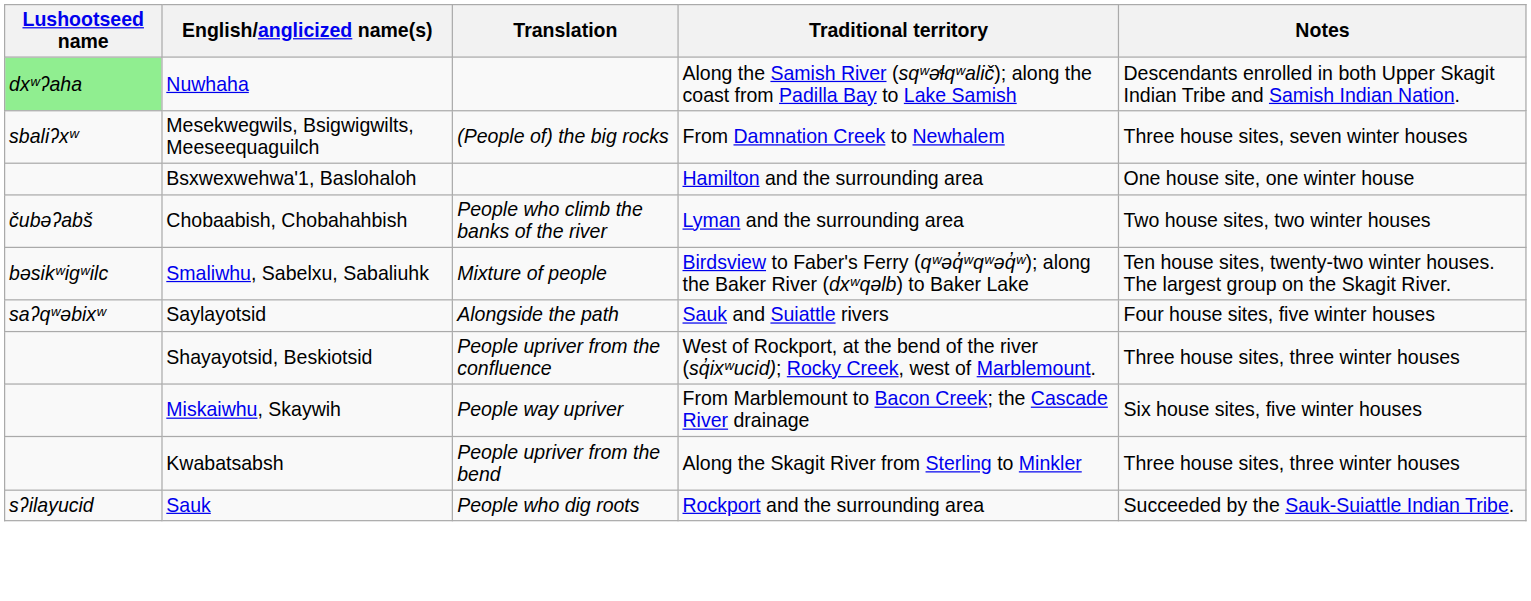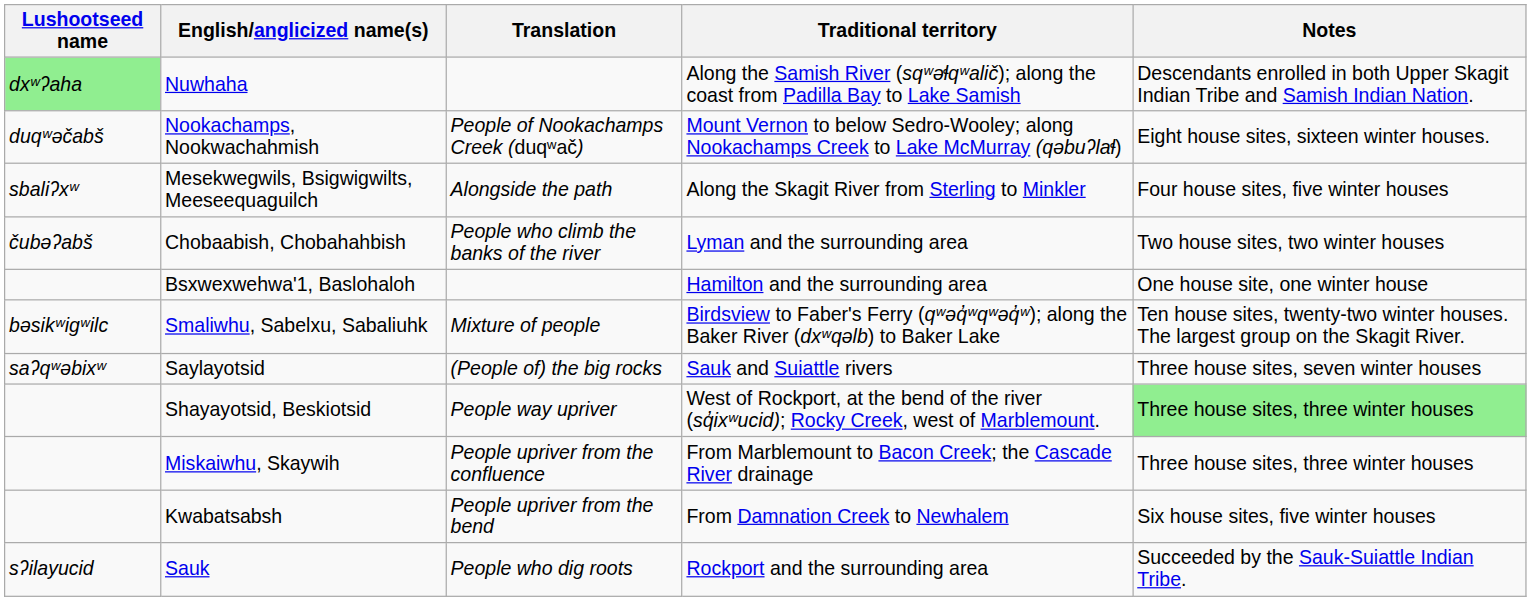+ row: (242, 136)
(563, 136) (People of) the big rocks -> (531, 189) Alongside the path
(844, 136) From Damnation Creek to Newhalem -> (886, 189) Along the Skagit River from Sterling to Minkler
(1296, 136) Three house sites, seven winter houses -> (1293, 189) Four house sites, five winter houses
rows swapped: (287, 220) <-> (291, 178)
(538, 315) Alongside the path -> (556, 368) (People of) the big rocks
(1279, 315) Four house sites, five winter houses -> (1309, 368) Three house sites, seven winter houses
(559, 357) People upriver from the confluence -> (534, 410) People way upriver
(1292, 357) no background -> (1305, 410) lightgreen background
(540, 410) People way upriver -> (552, 463) People upriver from the confluence
(1273, 410) Six house sites, five winter houses -> (1305, 463) Three house sites, three winter houses
(882, 463) Along the Skagit River from Sterling to Minkler -> (848, 516) From Damnation Creek to Newhalem
(1292, 463) Three house sites, three winter houses -> (1286, 516) Six house sites, five winter houses
